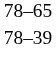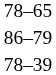+ row: (28, 37)
